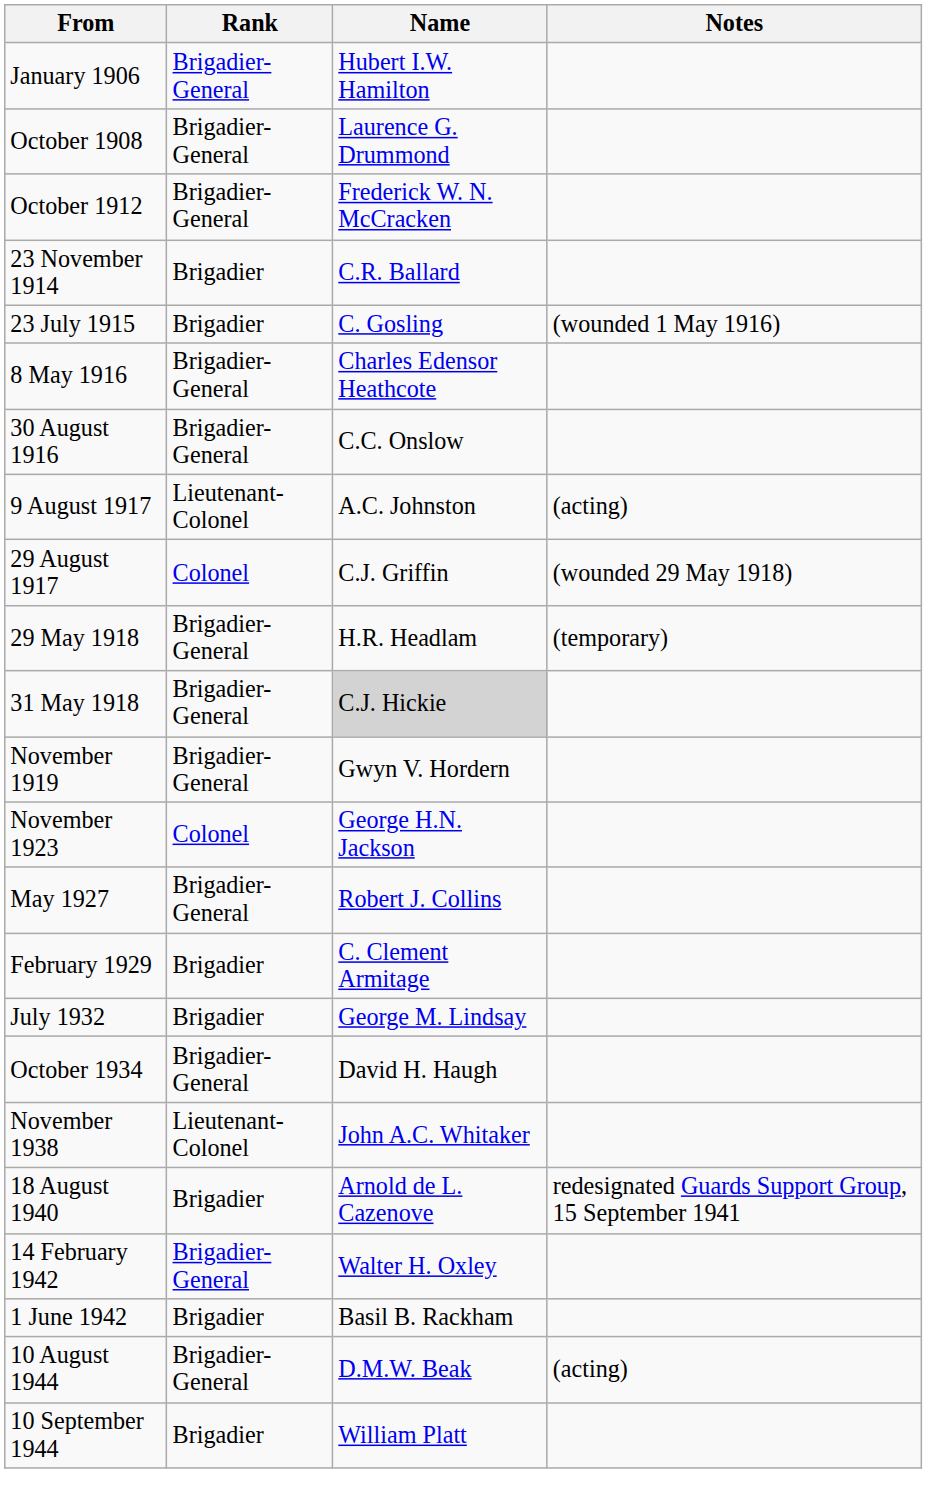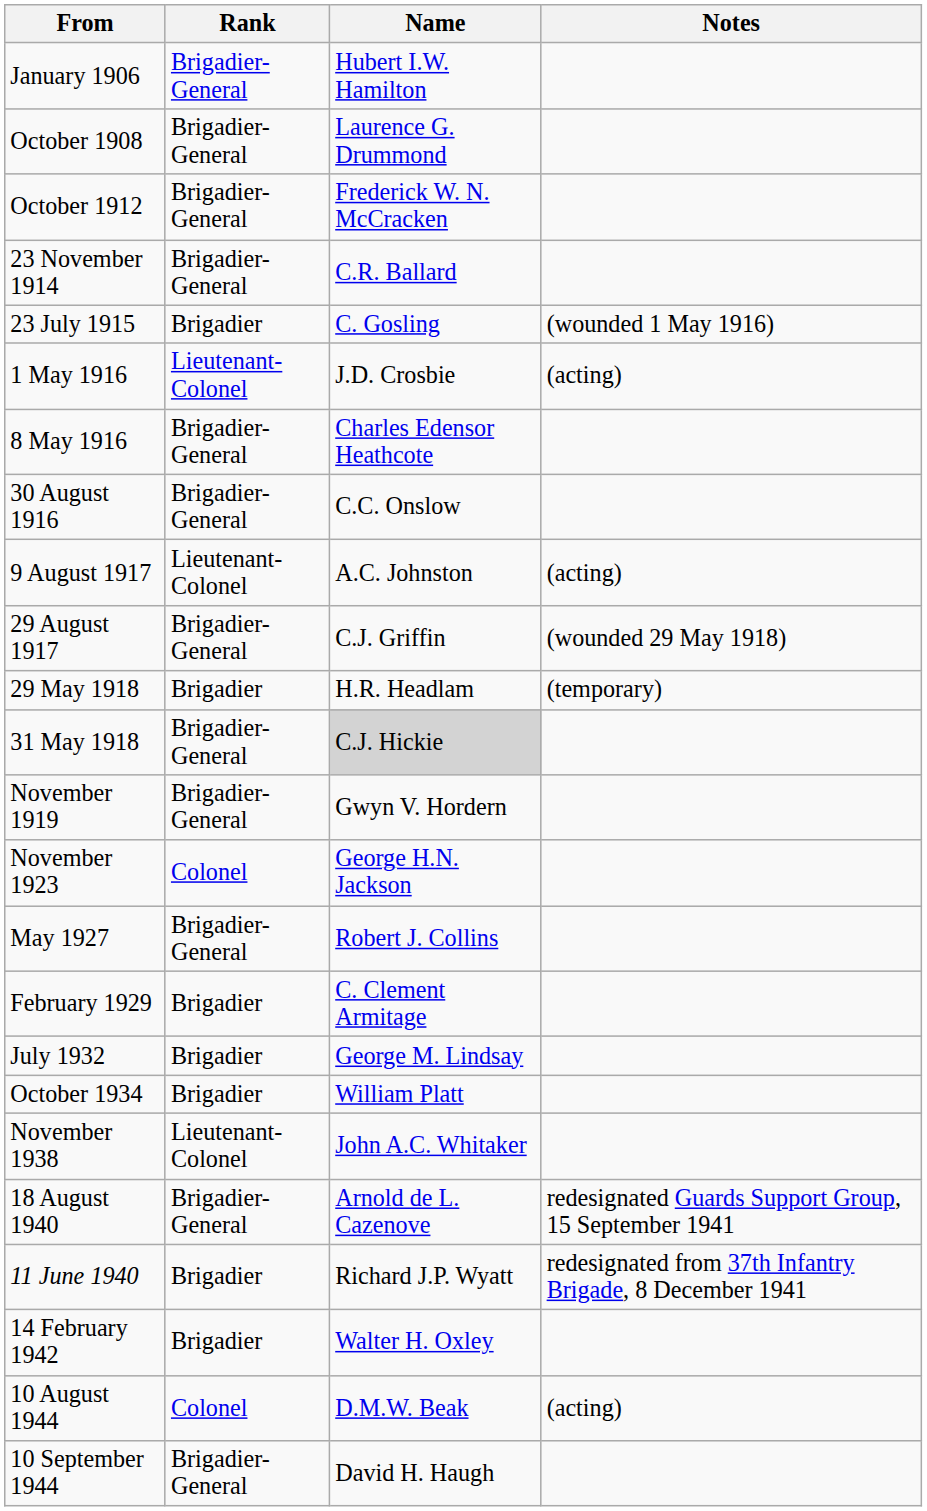(218, 272) Brigadier -> (220, 272) Brigadier-General
+ row: (69, 375)
(211, 572) Colonel -> (220, 637) Brigadier-General
(222, 637) Brigadier-General -> (217, 689) Brigadier
(222, 1069) Brigadier-General -> (217, 1093) Brigadier
(418, 1069) David H. Haugh -> (399, 1093) William Platt
(218, 1200) Brigadier -> (220, 1211) Brigadier-General
+ row: (75, 1276)
(222, 1265) Brigadier-General -> (217, 1342) Brigadier
- row: (69, 1317)
(222, 1369) Brigadier-General -> (209, 1407) Colonel
(218, 1434) Brigadier -> (220, 1473) Brigadier-General
(403, 1434) William Platt -> (415, 1473) David H. Haugh
